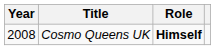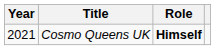(21, 34) 2008 -> (21, 34) 2021
